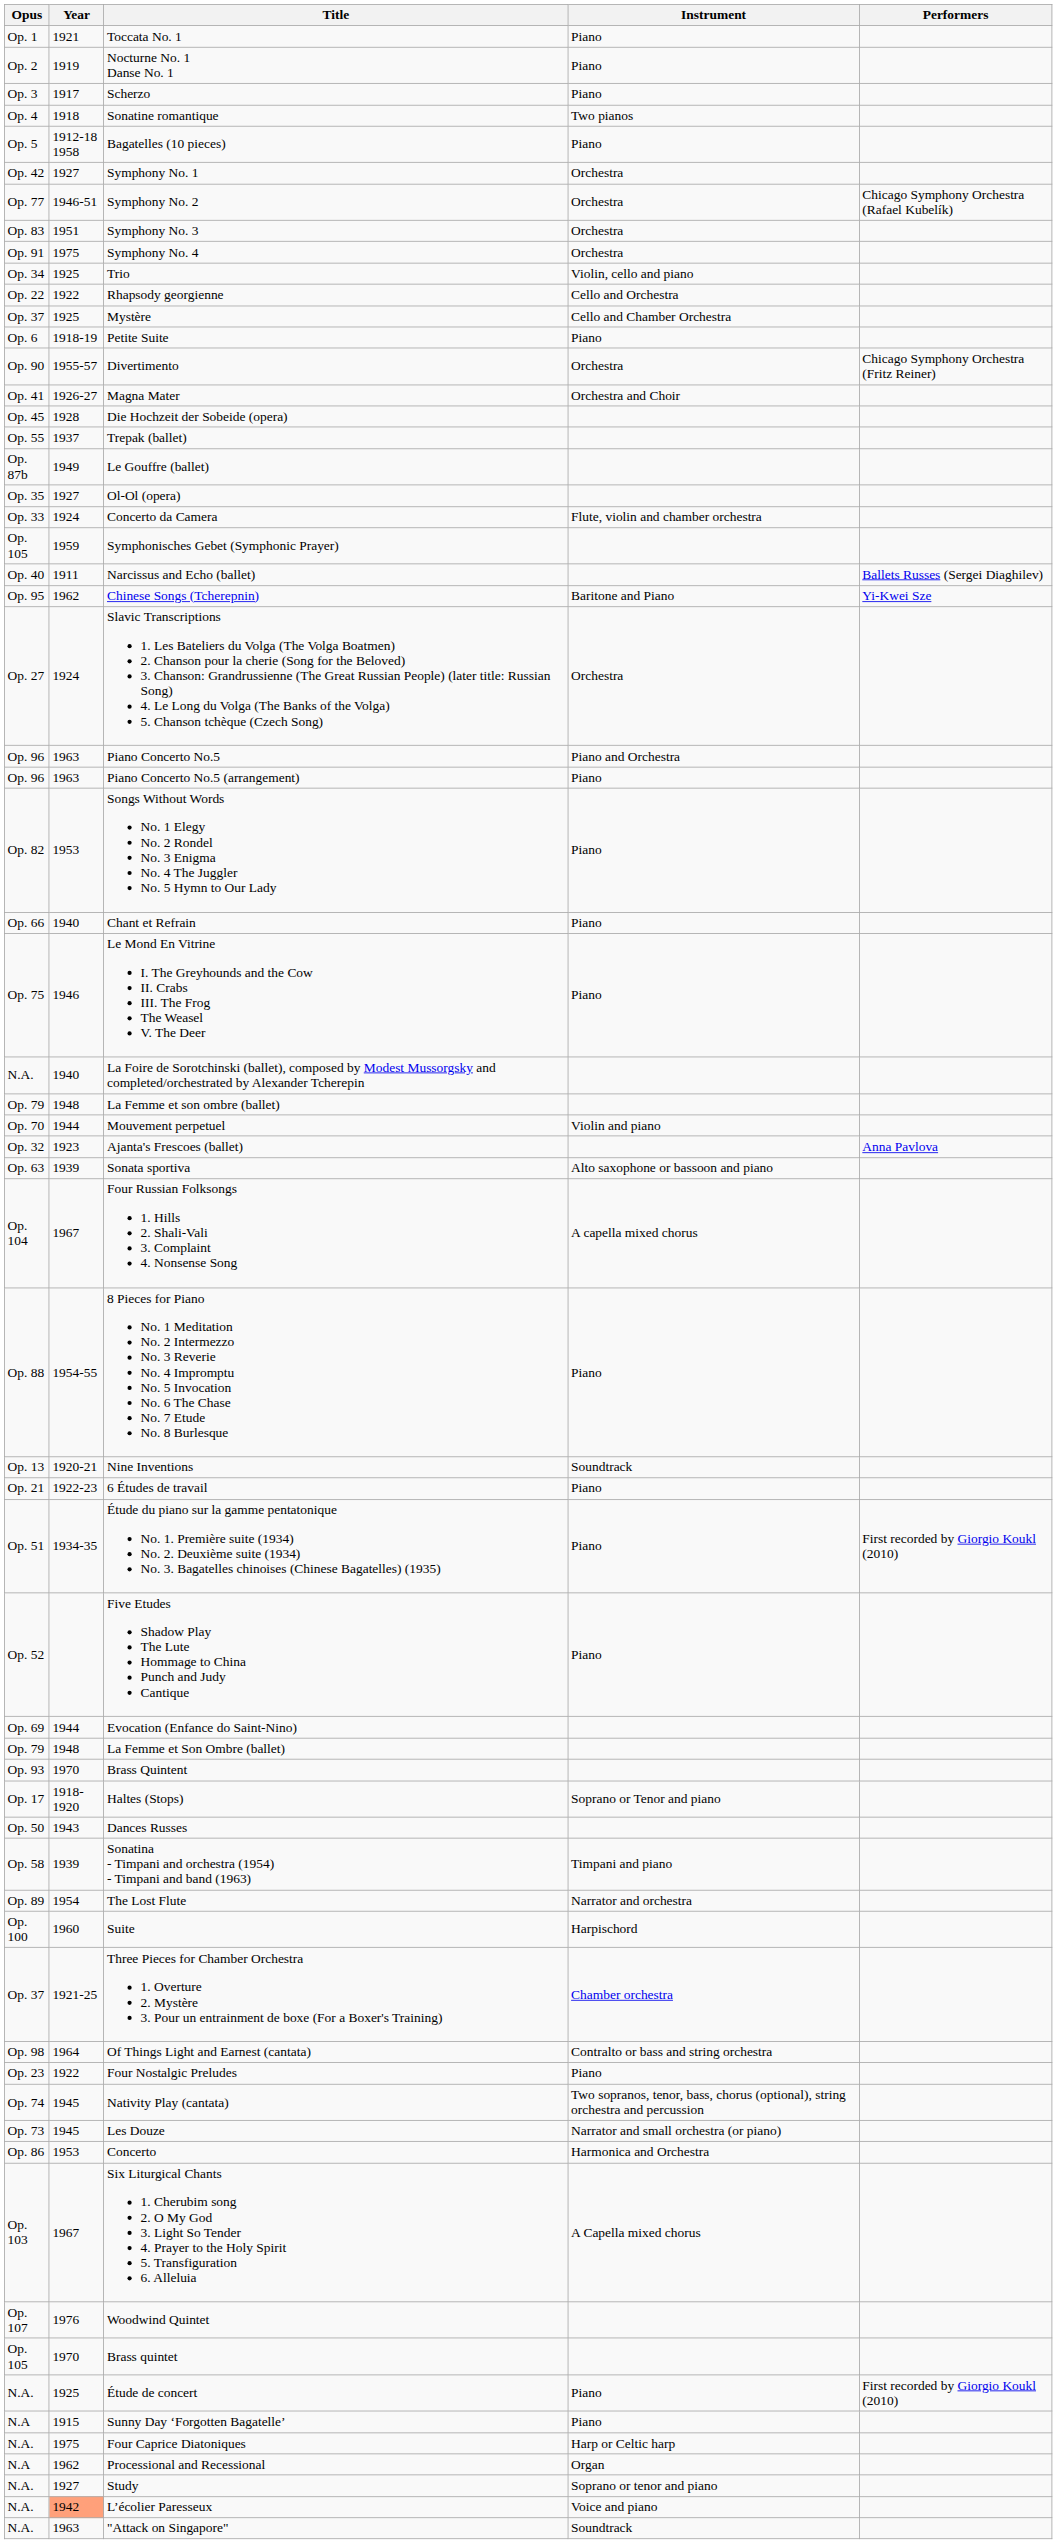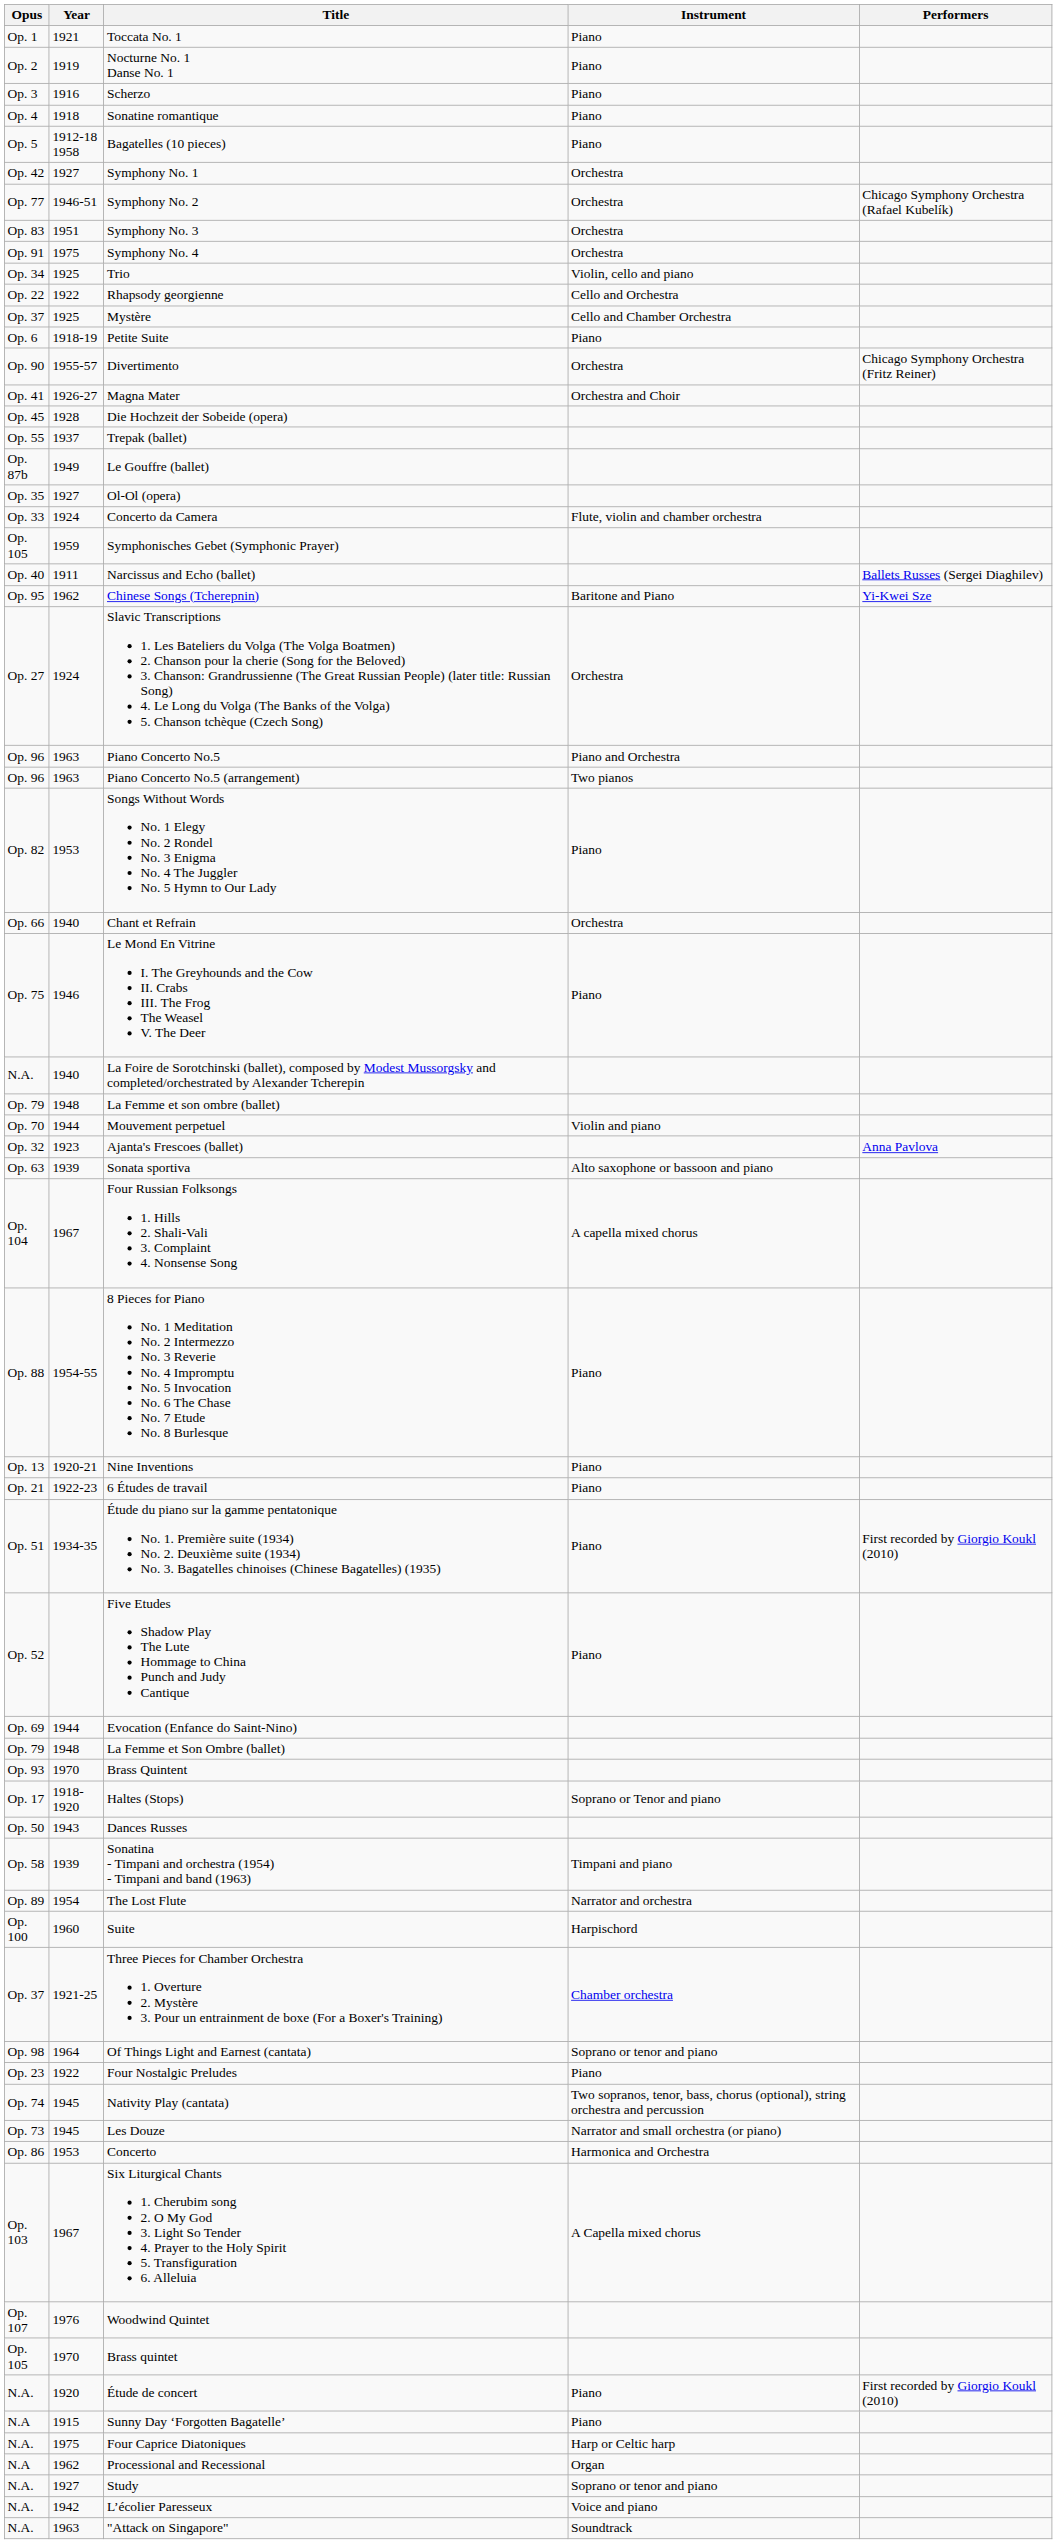(66, 94) 1917 -> (66, 94) 1916
(602, 115) Two pianos -> (586, 115) Piano
(586, 777) Piano -> (602, 777) Two pianos
(586, 922) Piano -> (597, 922) Orchestra
(602, 1467) Soundtrack -> (586, 1467) Piano
(672, 2051) Contralto or bass and string orchestra -> (644, 2051) Soprano or tenor and piano
(66, 2392) 1925 -> (66, 2392) 1920
(66, 2507) lightsalmon background -> (66, 2507) no background
